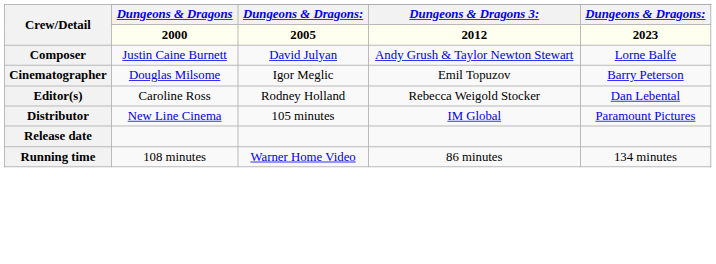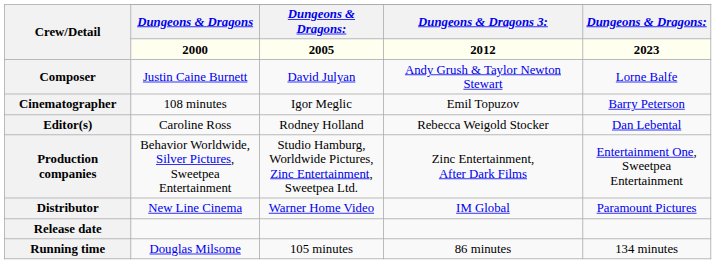(175, 75) Douglas Milsome -> (195, 104) 108 minutes
+ row: (68, 166)
(303, 116) 105 minutes -> (321, 208) Warner Home Video
(175, 156) 108 minutes -> (195, 249) Douglas Milsome
(303, 156) Warner Home Video -> (321, 249) 105 minutes
